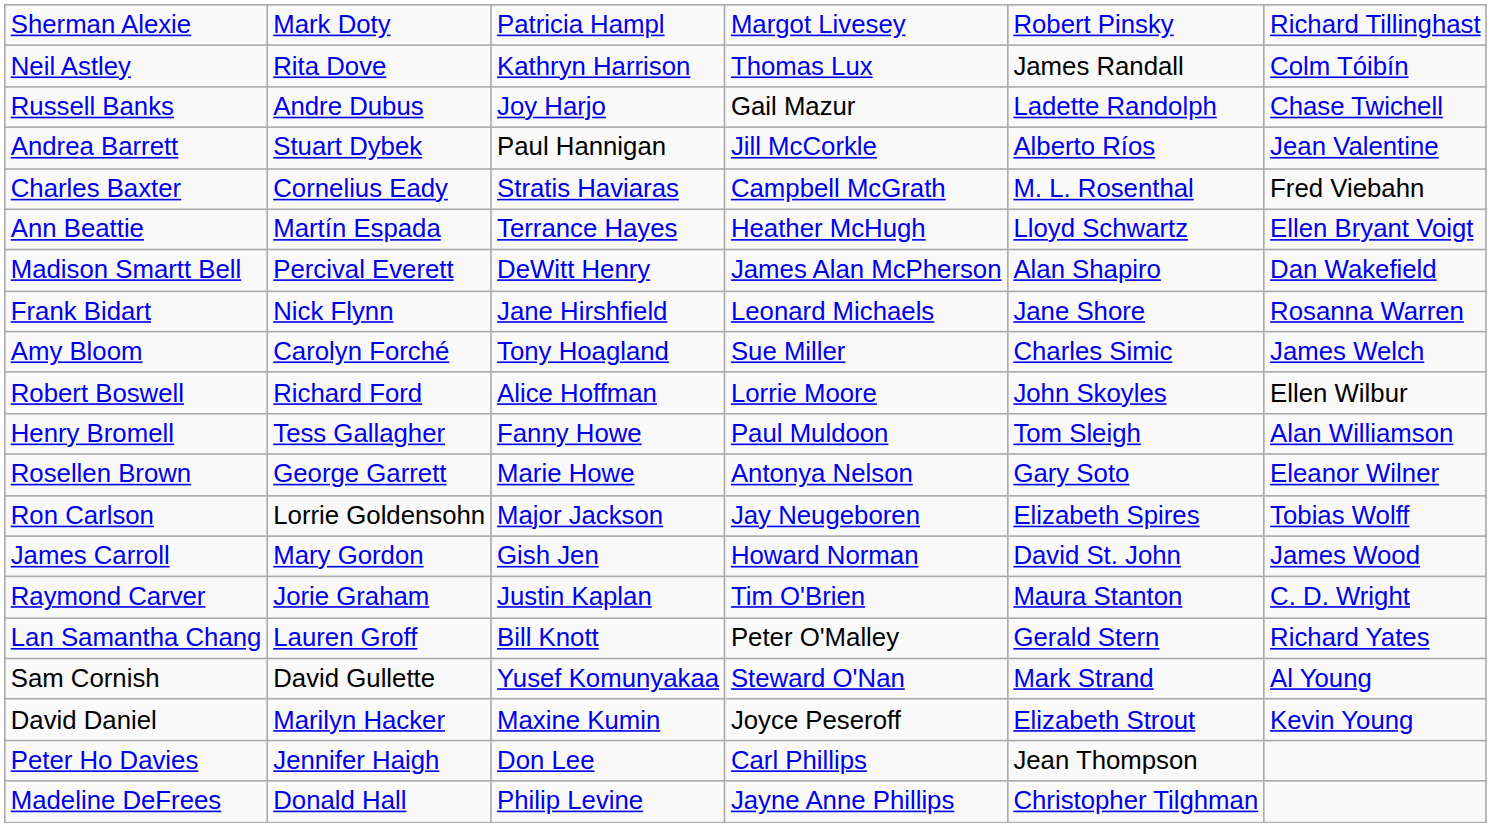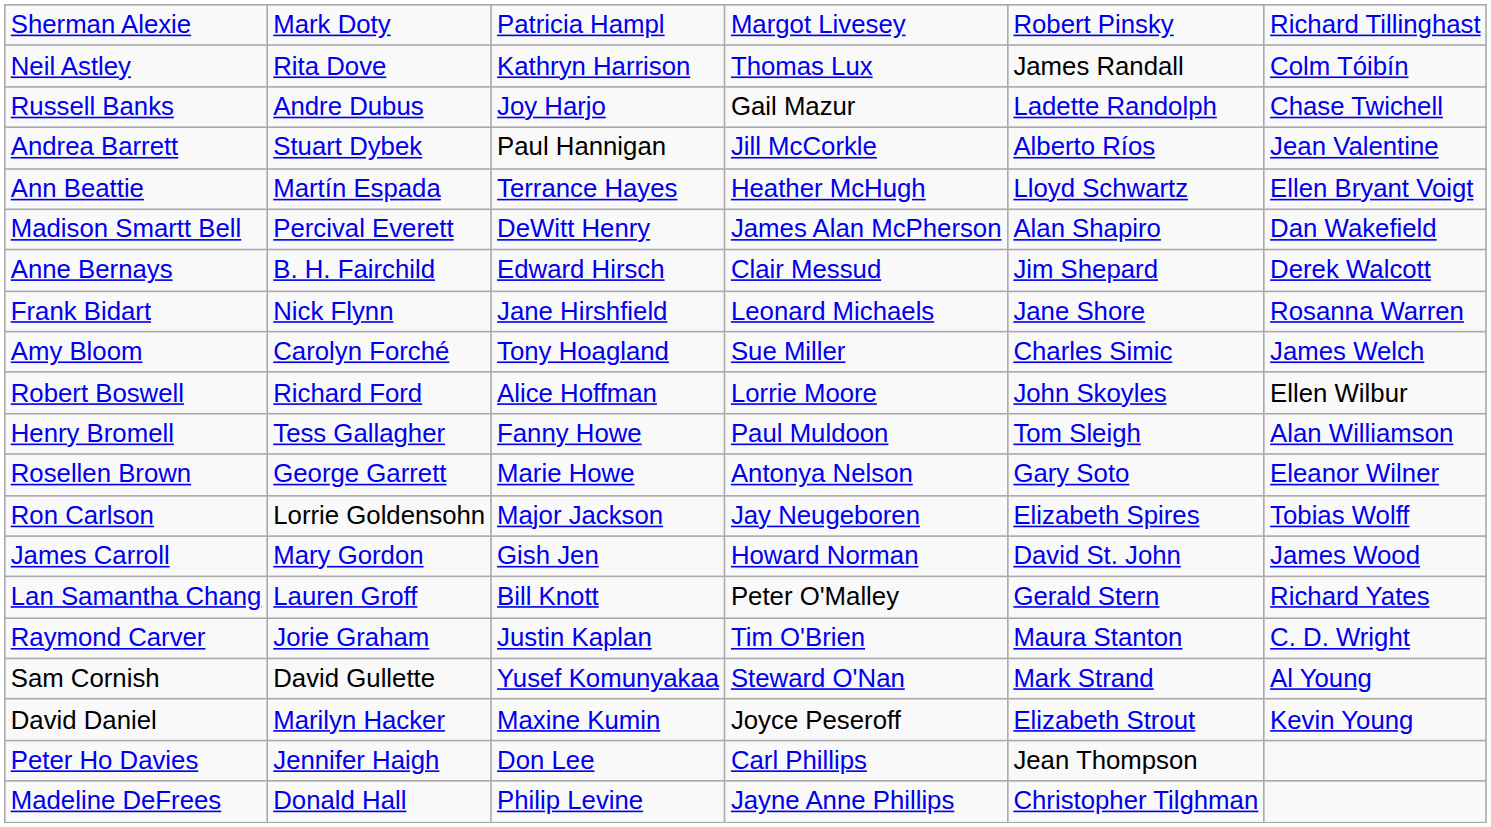- row: (96, 188)
+ row: (92, 270)
rows swapped: (108, 596) <-> (136, 637)
